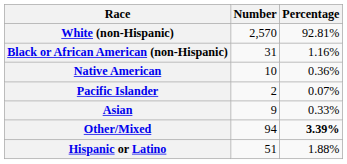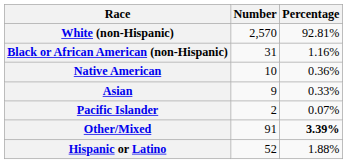rows swapped: (118, 110) <-> (118, 91)
(271, 129) 94 -> (271, 129) 91
(271, 149) 51 -> (271, 149) 52
